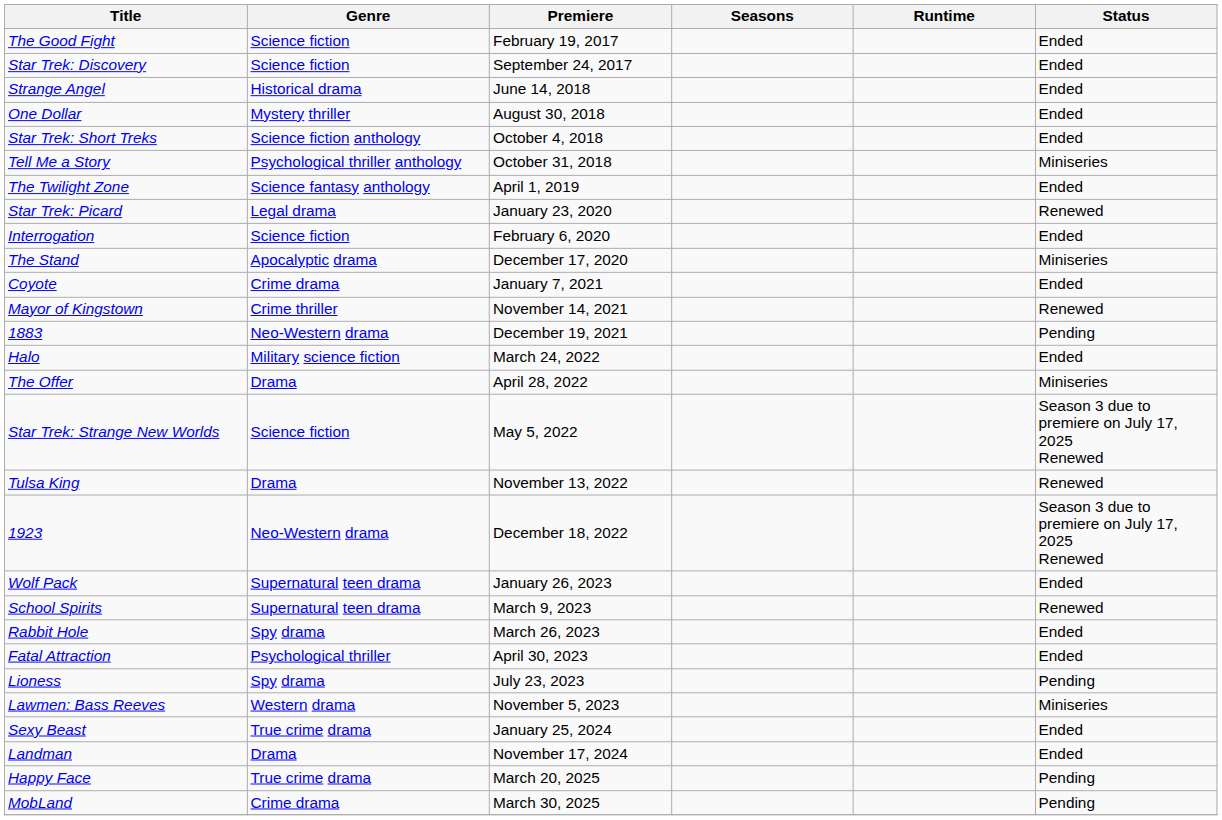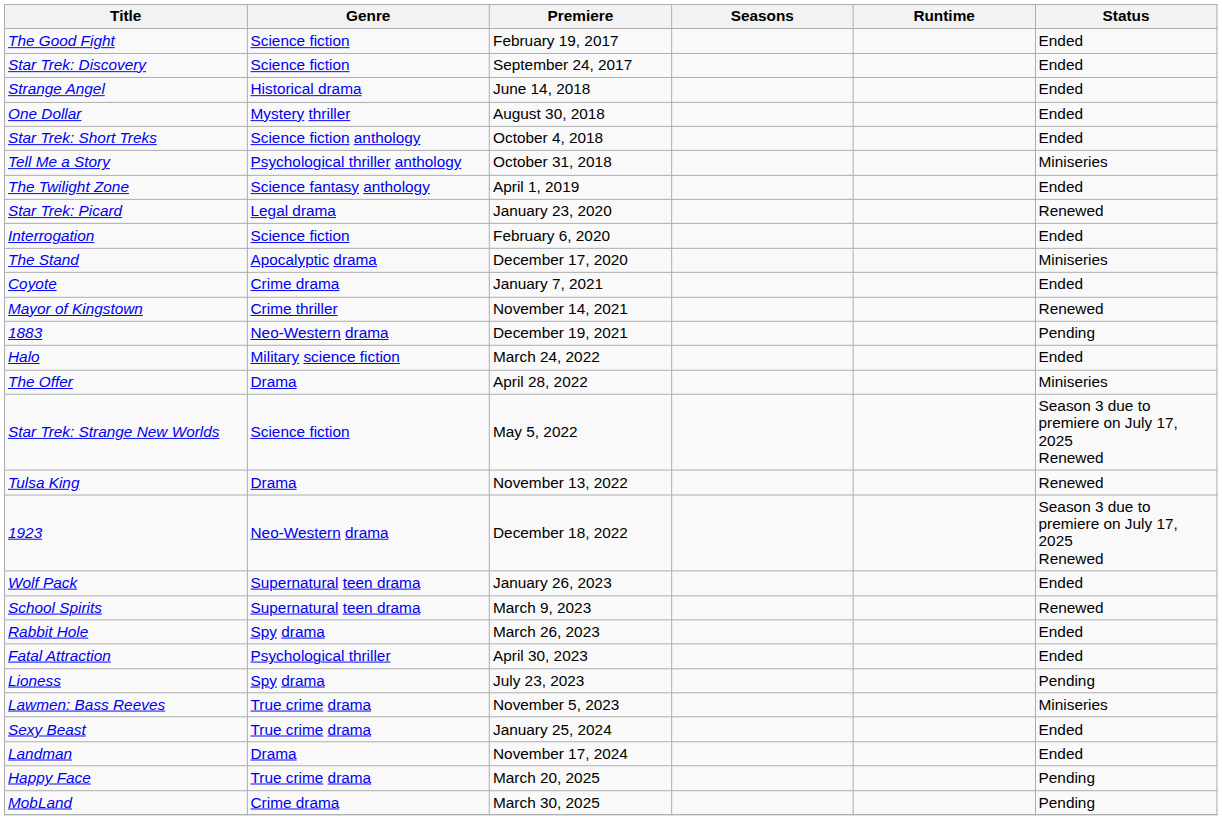(303, 704) Western drama -> (311, 704) True crime drama
